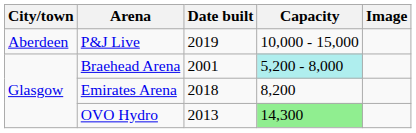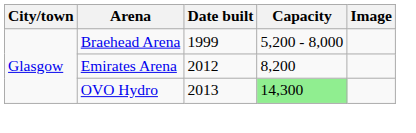- row: (110, 41)
(203, 66) 2001 -> (203, 41) 1999
(302, 66) paleturquoise background -> (302, 41) no background
(203, 90) 2018 -> (203, 66) 2012
